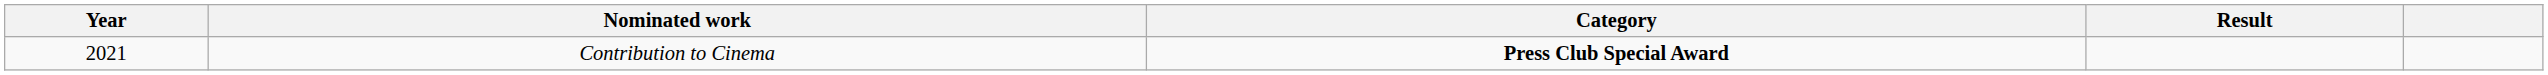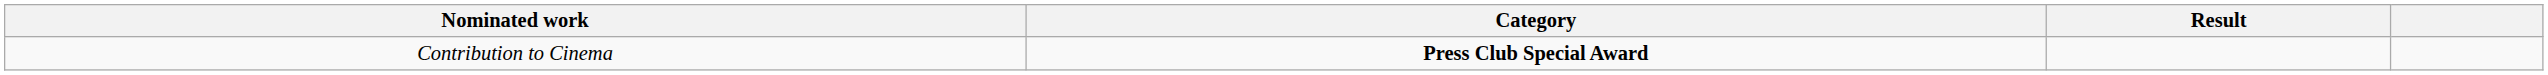- column: (106, 20)
